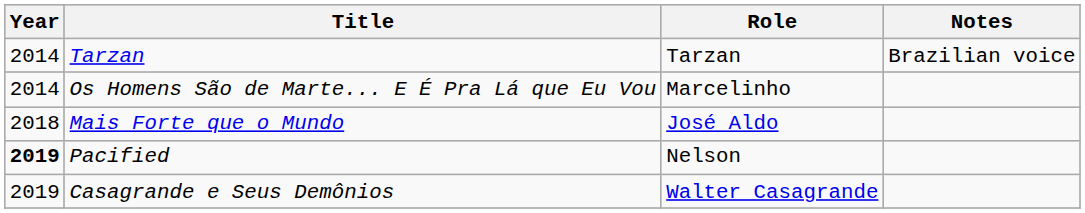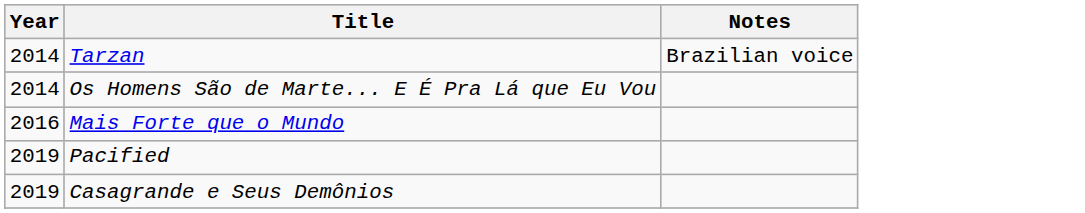- column: (772, 22)
(35, 123) 2018 -> (35, 123) 2016
(35, 157) bold -> (35, 157) normal
